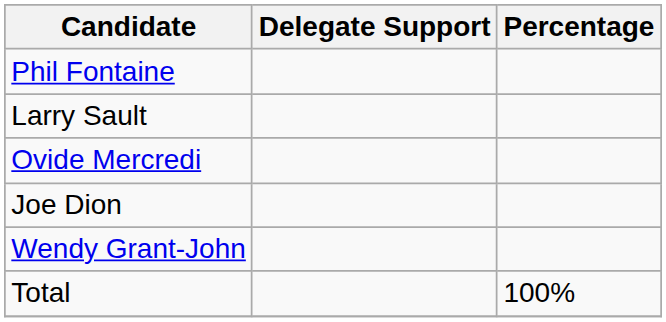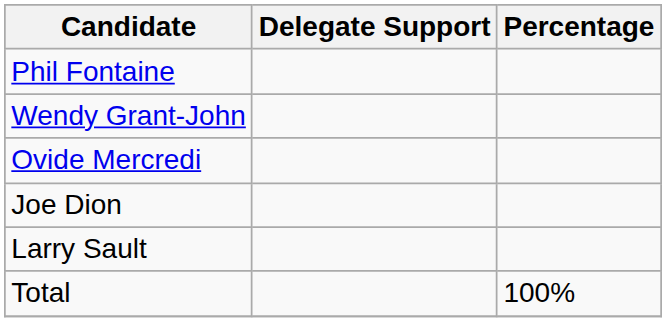rows swapped: (129, 248) <-> (79, 115)
